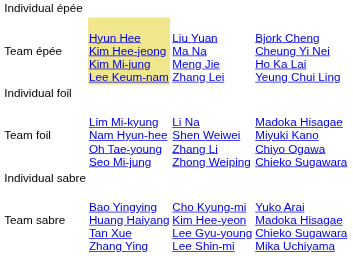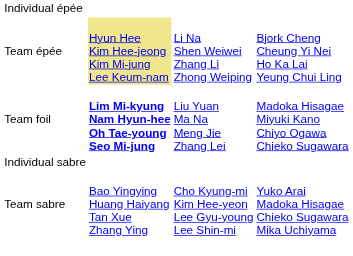(198, 57) Liu Yuan Ma Na Meng Jie Zhang Lei -> (213, 57) Li Na Shen Weiwei Zhang Li Zhong Weiping
- row: (38, 93)
(128, 142) normal -> (130, 126) bold
(212, 142) Li Na Shen Weiwei Zhang Li Zhong Weiping -> (200, 126) Liu Yuan Ma Na Meng Jie Zhang Lei
